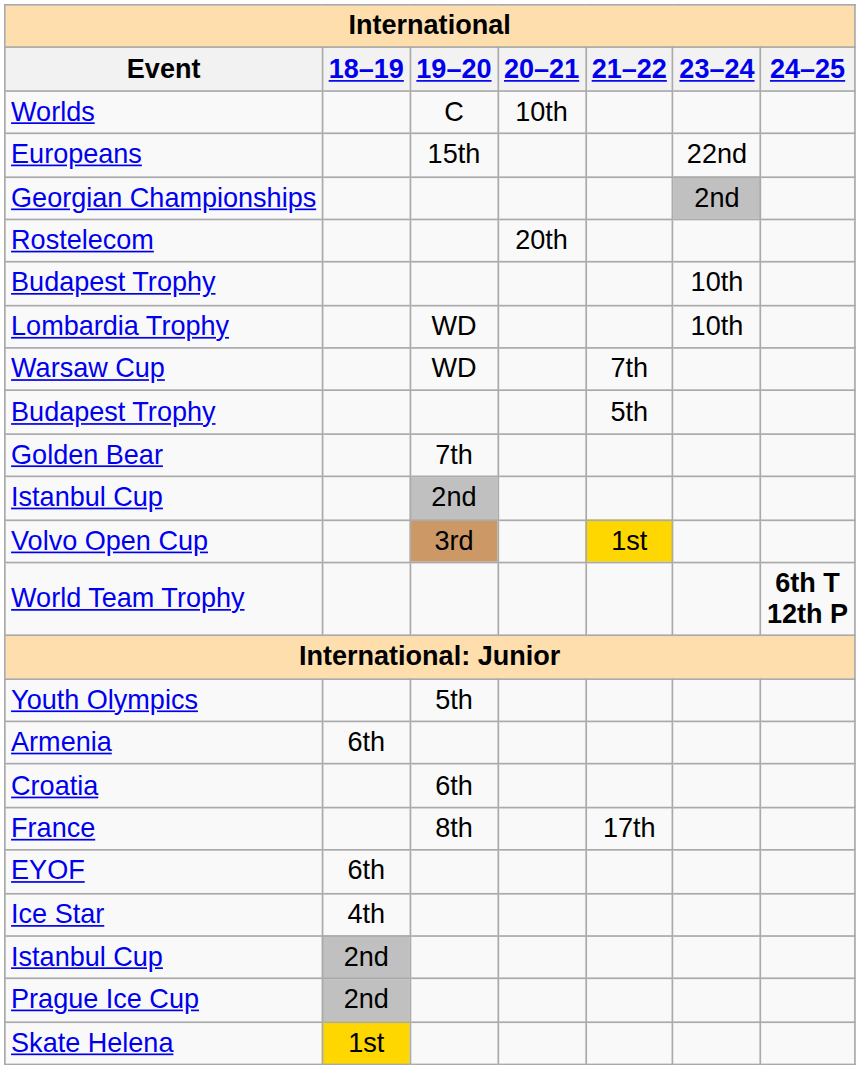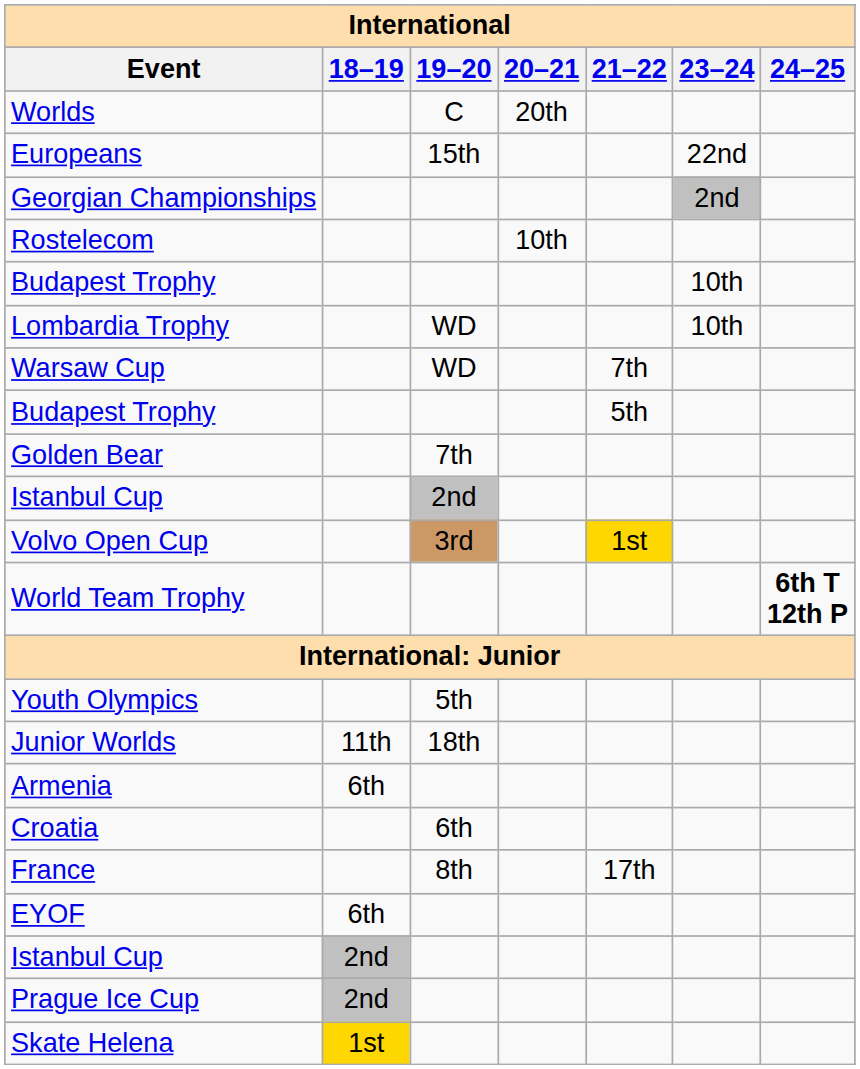(542, 111) 10th -> (542, 111) 20th
(542, 240) 20th -> (542, 240) 10th
+ row: (93, 742)
- row: (58, 914)
